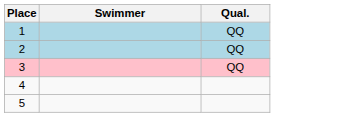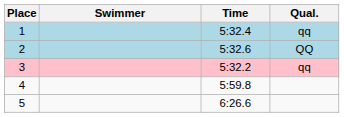+ column: (235, 13)
(235, 31) QQ -> (304, 31) qq
(235, 67) QQ -> (304, 67) qq
